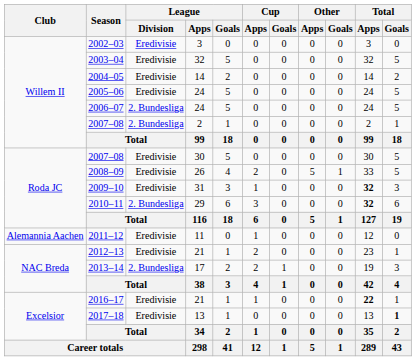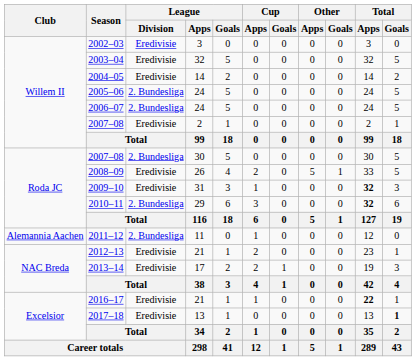(156, 92) Eredivisie -> (156, 92) 2. Bundesliga
(156, 124) 2. Bundesliga -> (156, 124) Eredivisie
(156, 156) Eredivisie -> (156, 156) 2. Bundesliga
(156, 236) Eredivisie -> (156, 236) 2. Bundesliga
(156, 268) 2. Bundesliga -> (156, 268) Eredivisie
